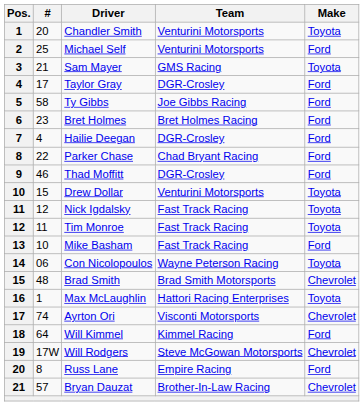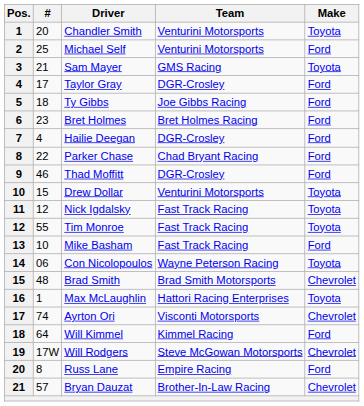(42, 102) 58 -> (42, 102) 18
(42, 227) 11 -> (42, 227) 55
